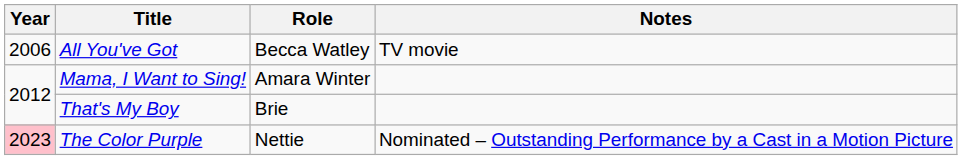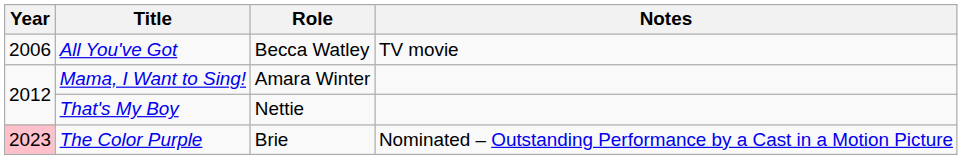(272, 109) Brie -> (279, 109) Nettie
(279, 139) Nettie -> (272, 139) Brie
